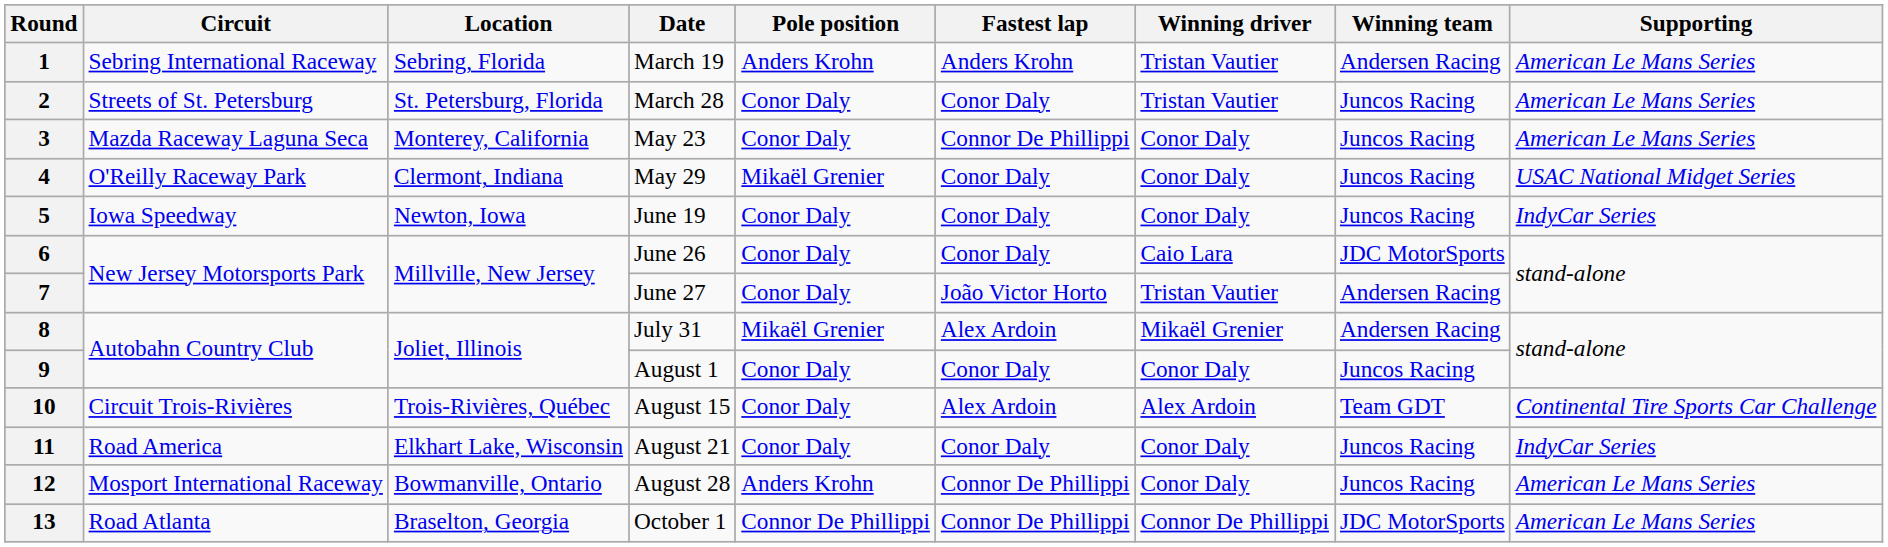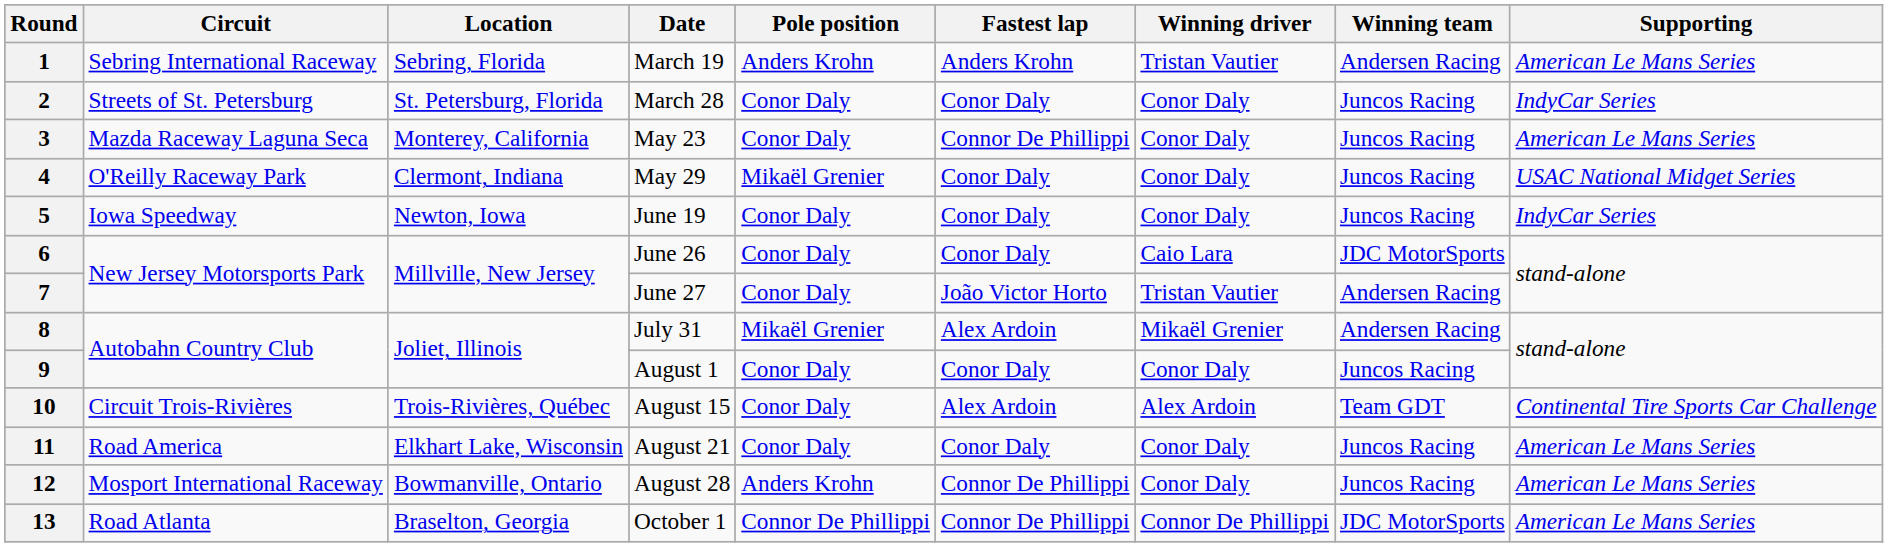(1209, 100) Tristan Vautier -> (1195, 100) Conor Daly
(1635, 100) American Le Mans Series -> (1586, 100) IndyCar Series
(1586, 445) IndyCar Series -> (1635, 445) American Le Mans Series
